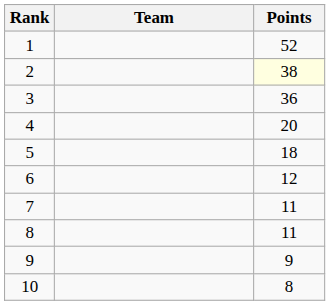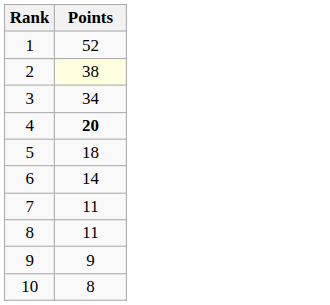- column: (154, 17)
(289, 98) 36 -> (90, 98) 34
(289, 125) normal -> (90, 125) bold
(289, 179) 12 -> (90, 179) 14
